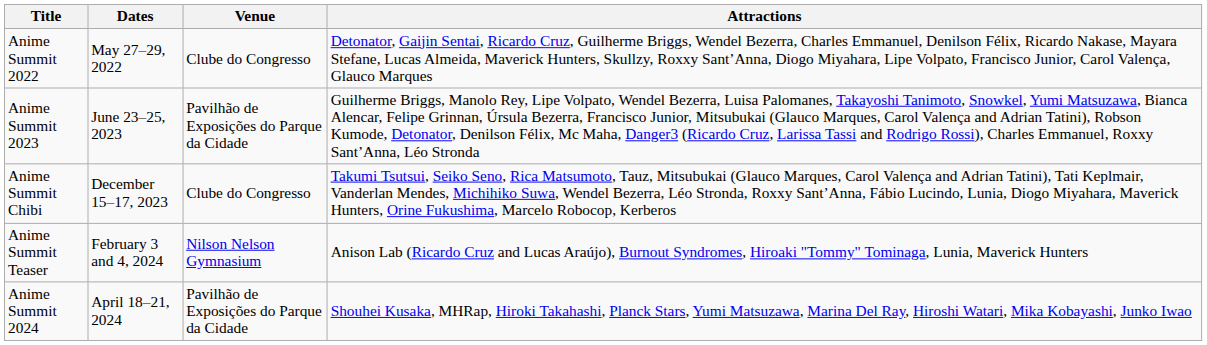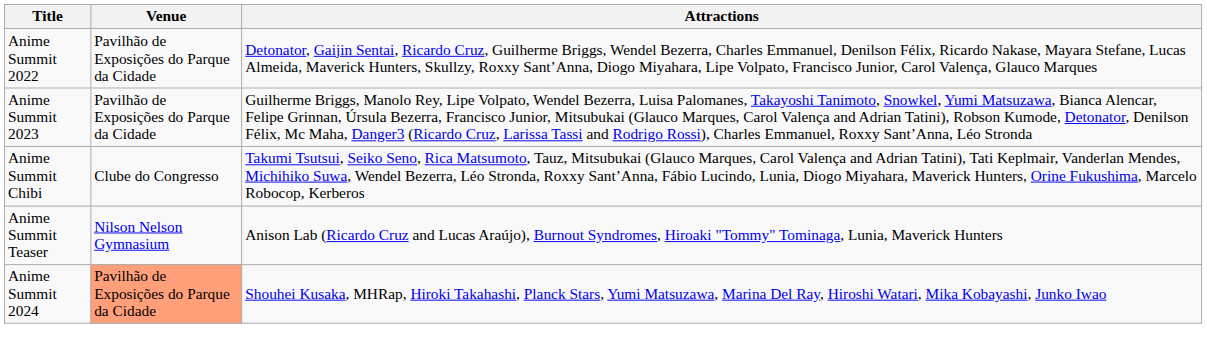- column: (135, 16)
(248, 58) Clube do Congresso -> (162, 58) Pavilhão de Exposições do Parque da Cidade
(254, 311) no background -> (162, 294) lightsalmon background
